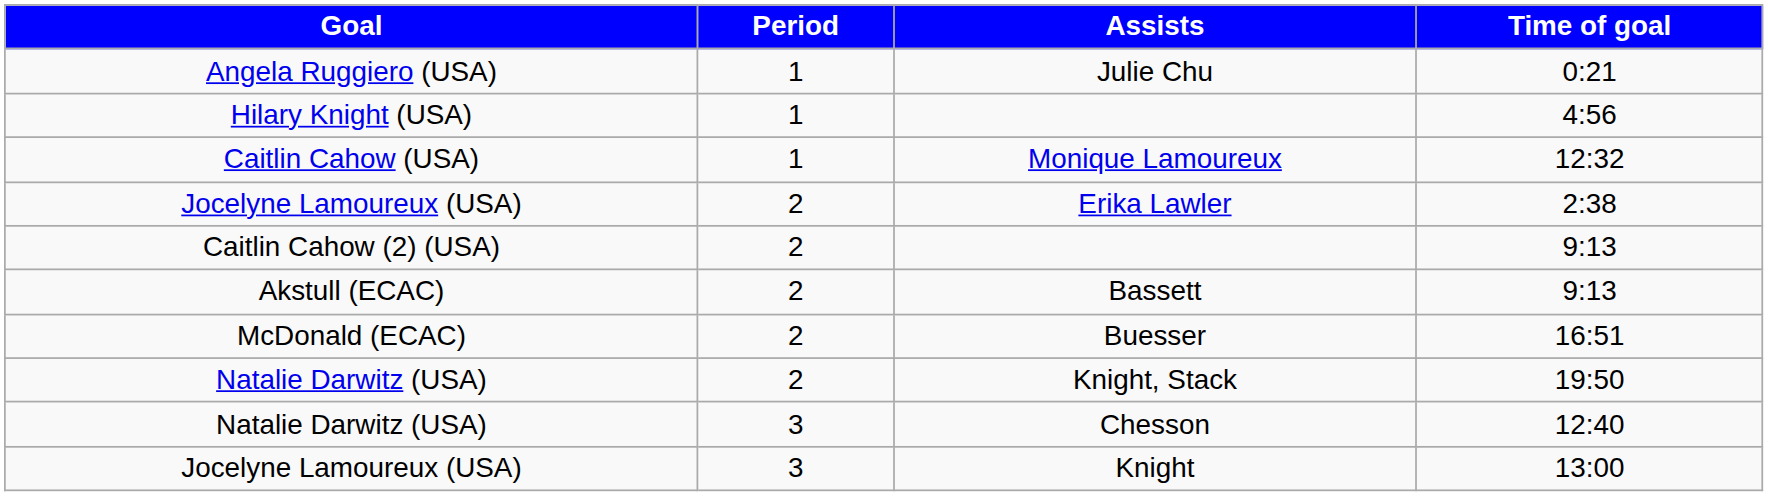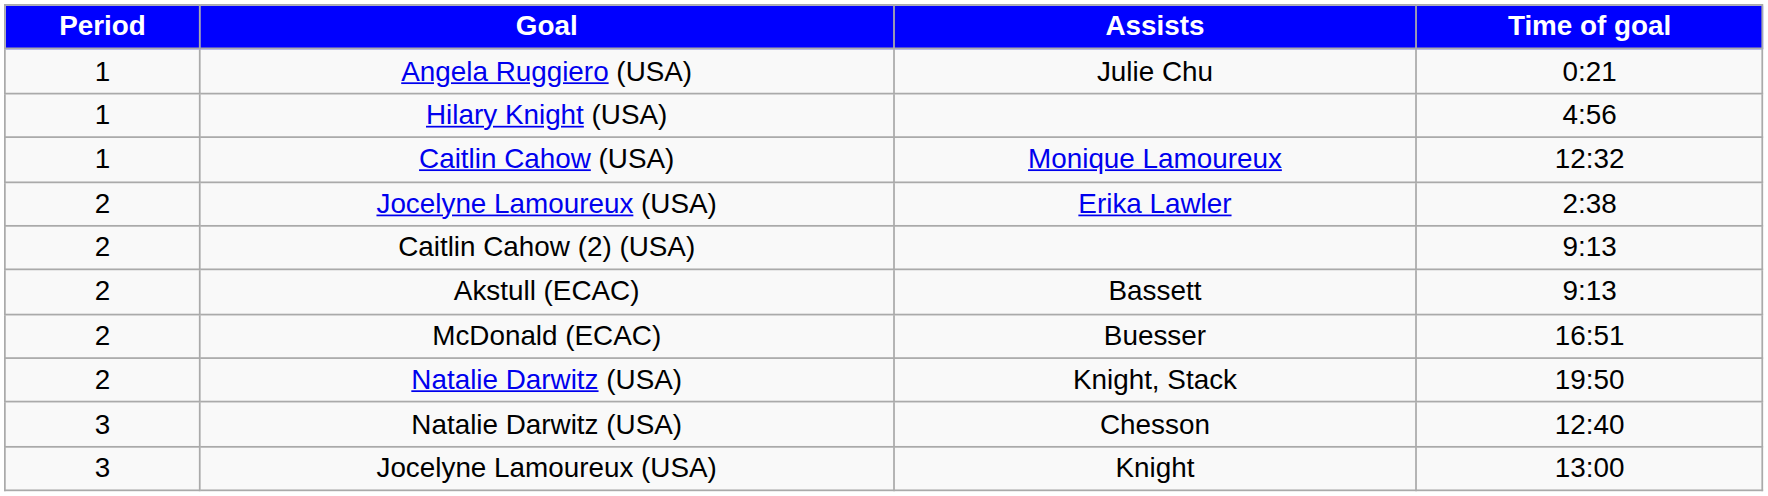columns swapped: (796, 26) <-> (351, 26)
